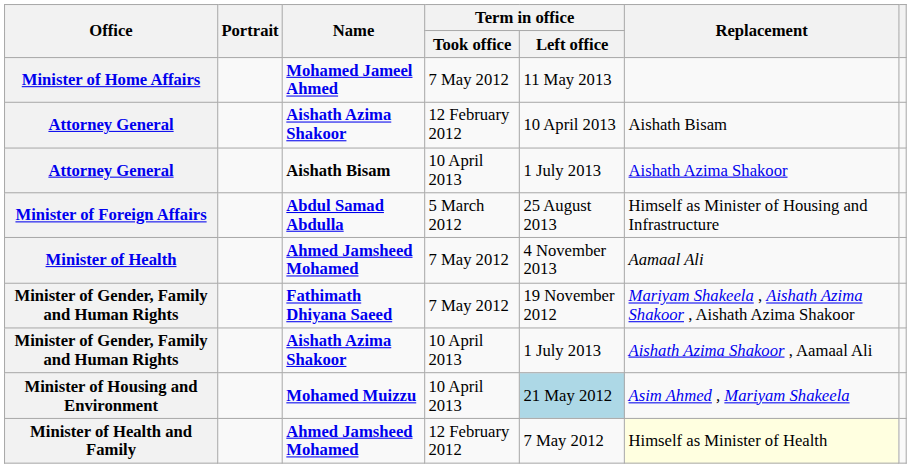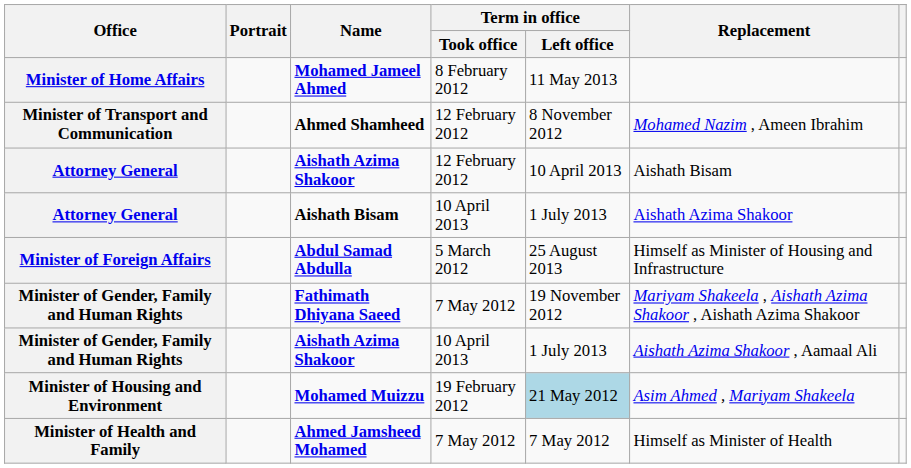(469, 79) 7 May 2012 -> (471, 79) 8 February 2012
+ row: (115, 124)
- row: (111, 260)
(456, 395) 10 April 2013 -> (475, 395) 19 February 2012
(469, 440) 12 February 2012 -> (475, 440) 7 May 2012
(728, 440) lightyellow background -> (733, 440) no background
